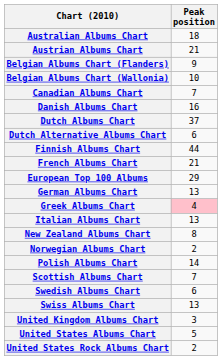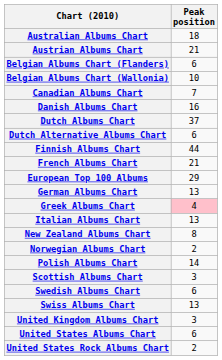(194, 64) 9 -> (194, 64) 6
(194, 277) 7 -> (194, 277) 3
(194, 334) 5 -> (194, 334) 6
